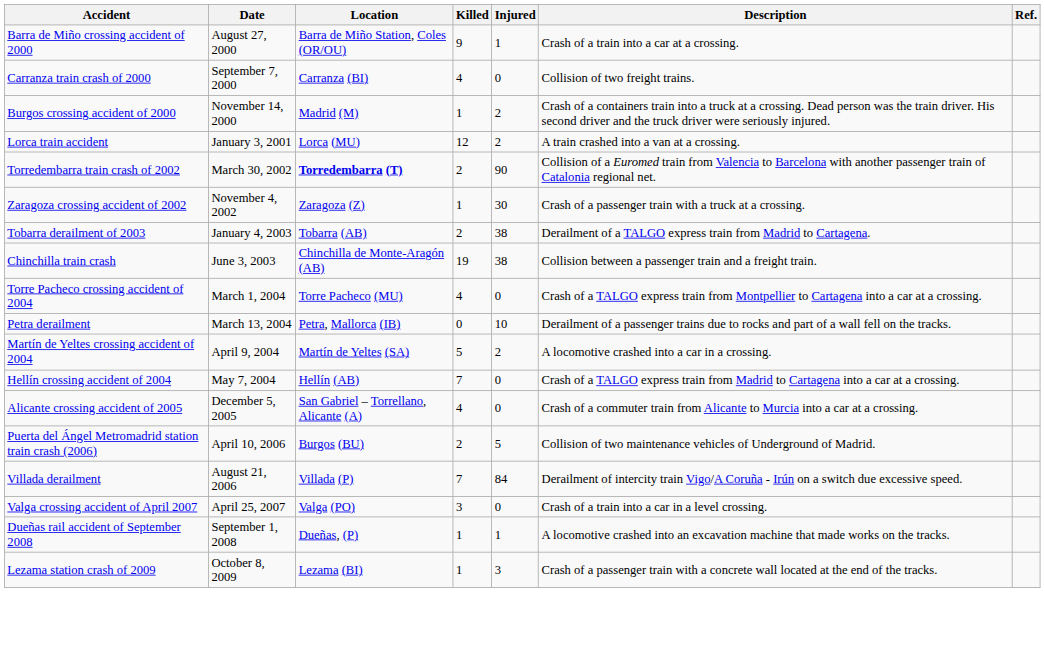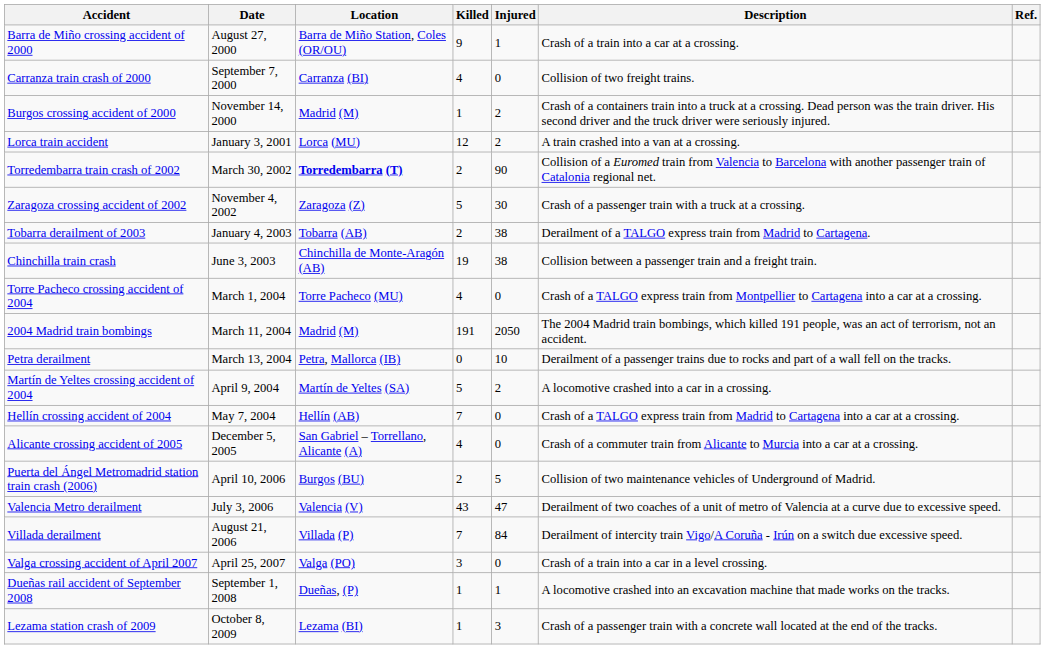(459, 205) 1 -> (459, 205) 5
+ row: (80, 331)
+ row: (74, 507)
